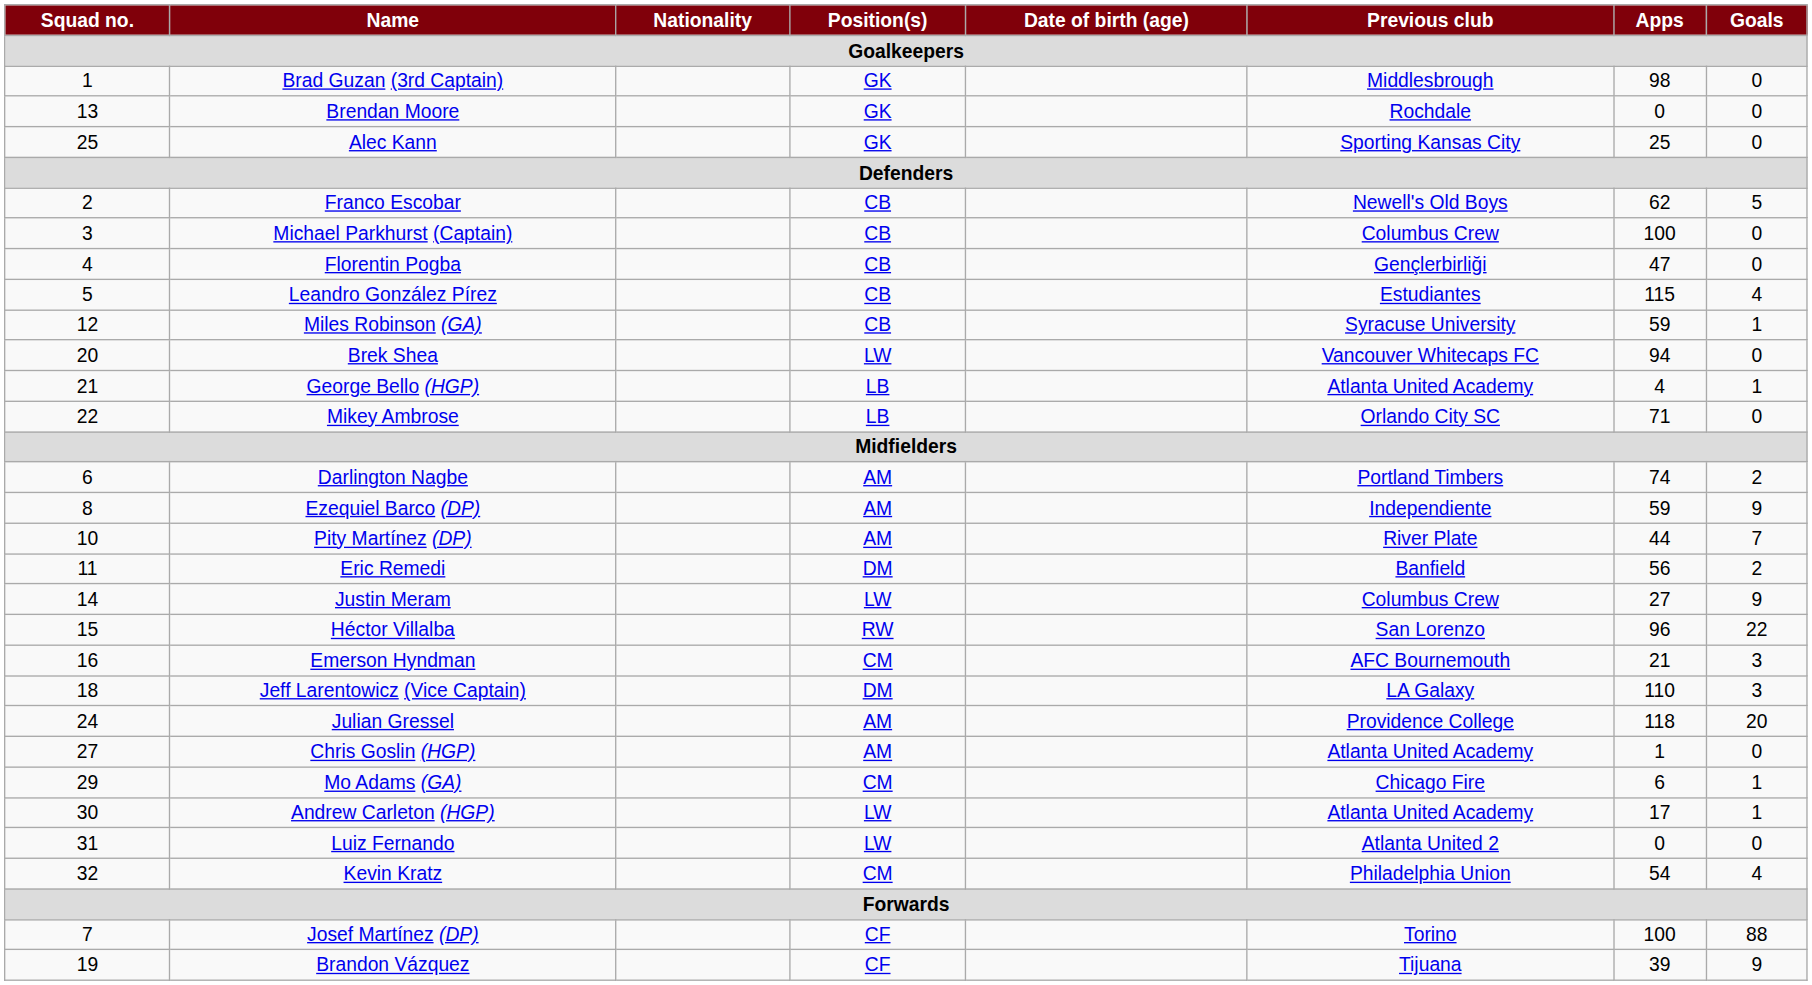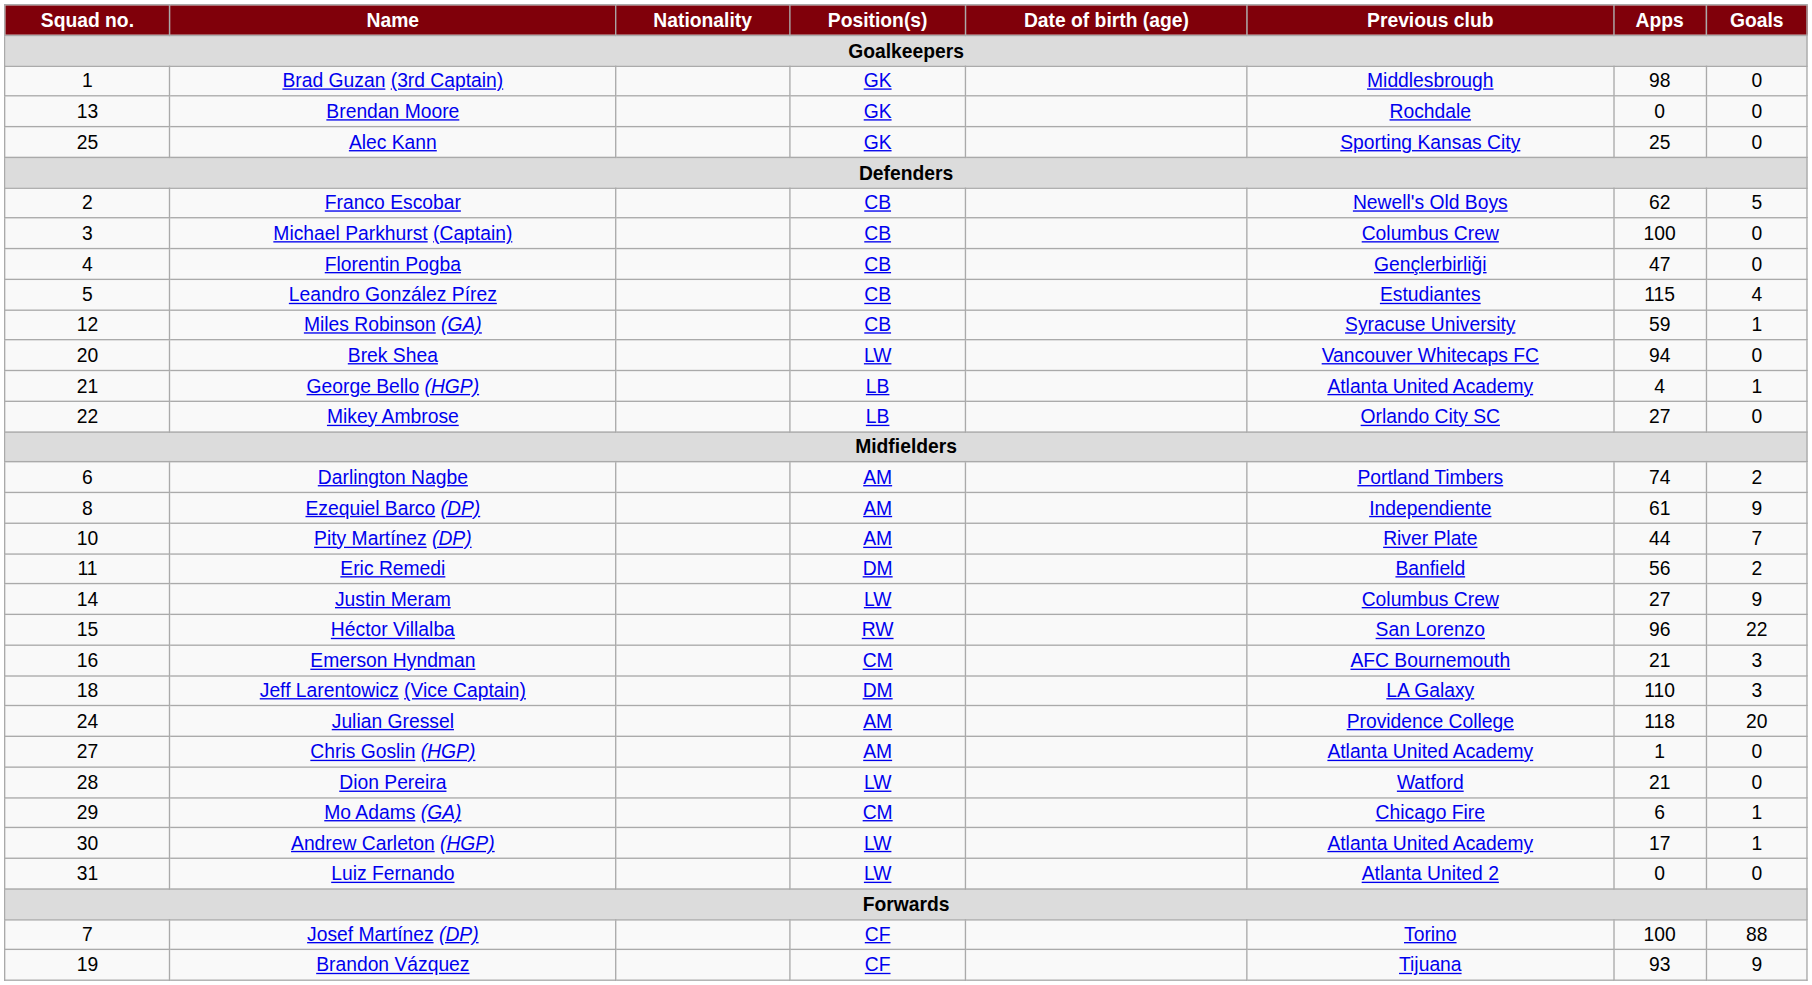(1660, 417) 71 -> (1660, 417) 27
(1660, 508) 59 -> (1660, 508) 61
+ row: (393, 782)
- row: (393, 874)
(1660, 965) 39 -> (1660, 965) 93
